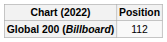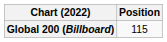(140, 29) 112 -> (140, 29) 115
